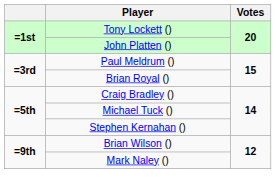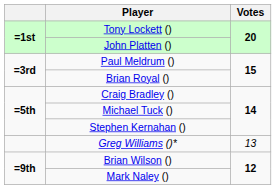+ row: (138, 144)
